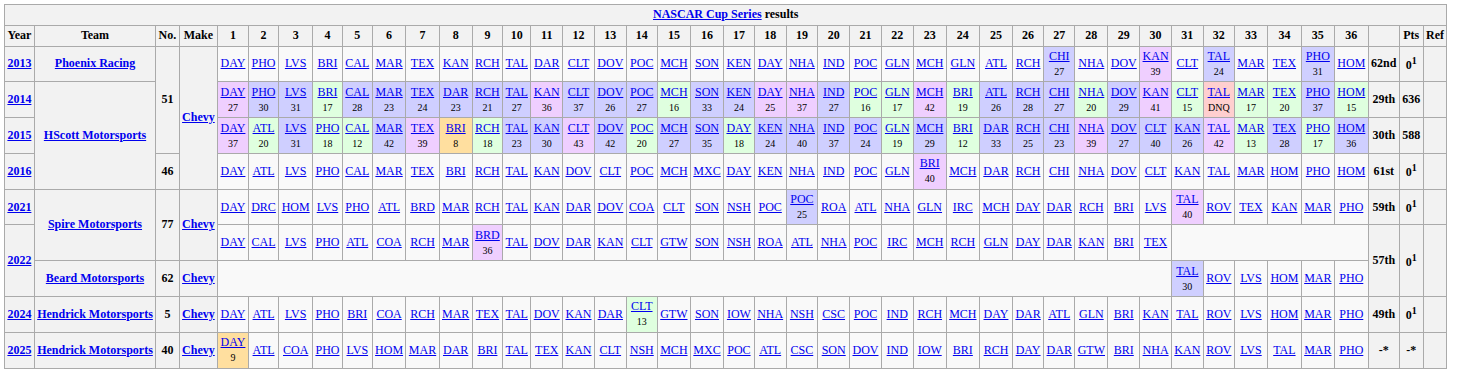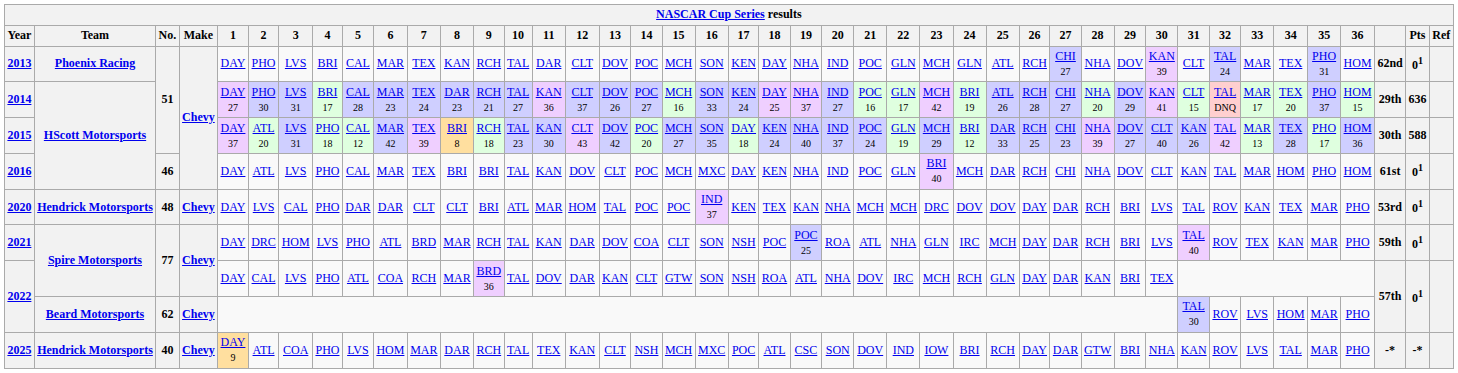(487, 171) RCH -> (489, 171) BRI
+ row: (19, 207)
(865, 242) POC -> (870, 278) DOV
- row: (19, 314)
(487, 350) BRI -> (489, 350) RCH
